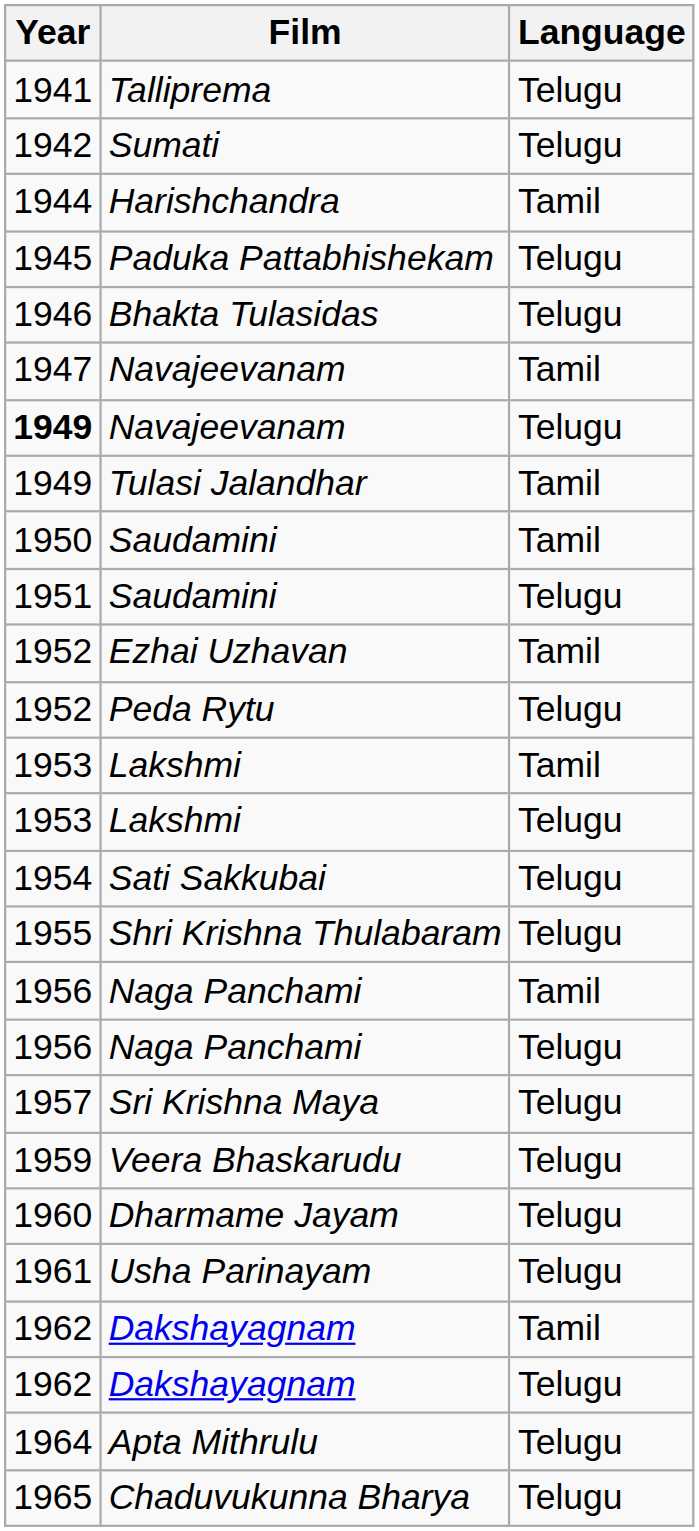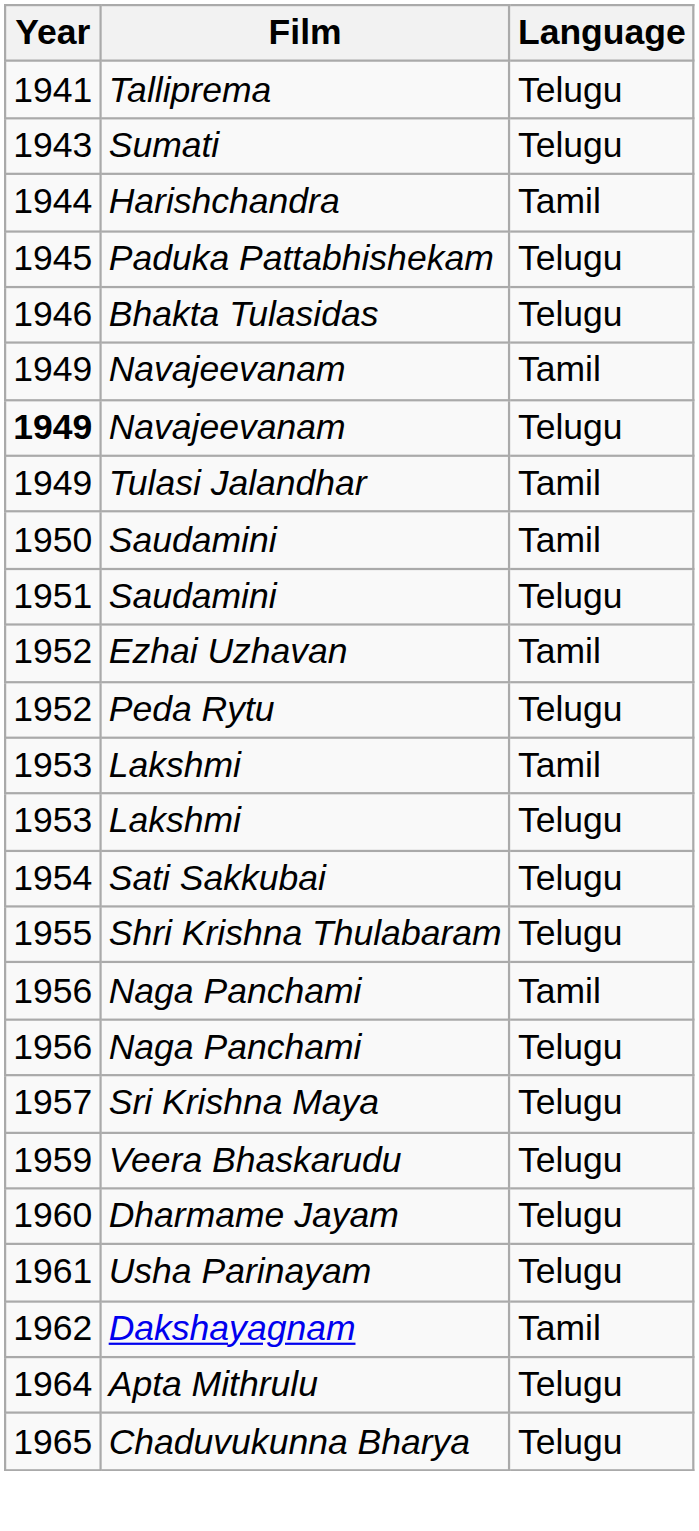(53, 145) 1942 -> (53, 145) 1943
(53, 370) 1947 -> (53, 370) 1949
- row: (232, 1384)
